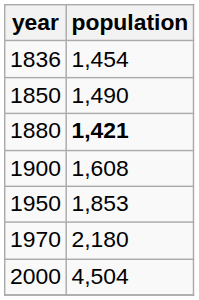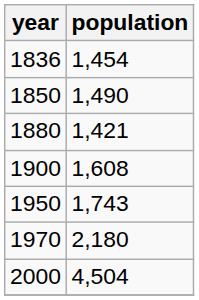(100, 131) bold -> (100, 131) normal
(100, 204) 1,853 -> (100, 204) 1,743
